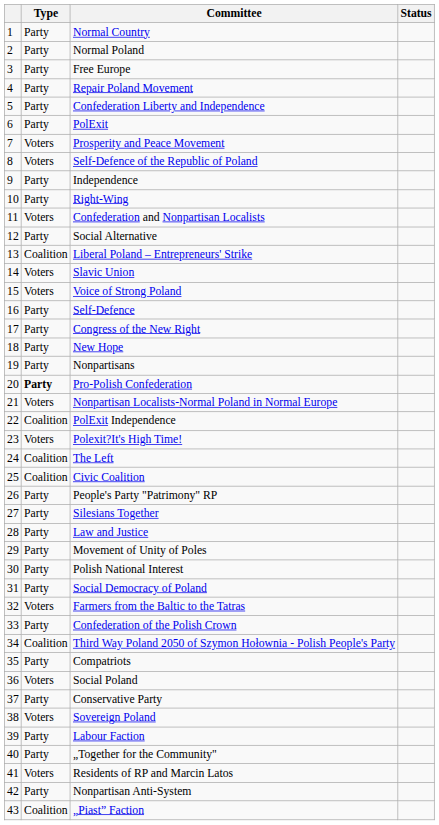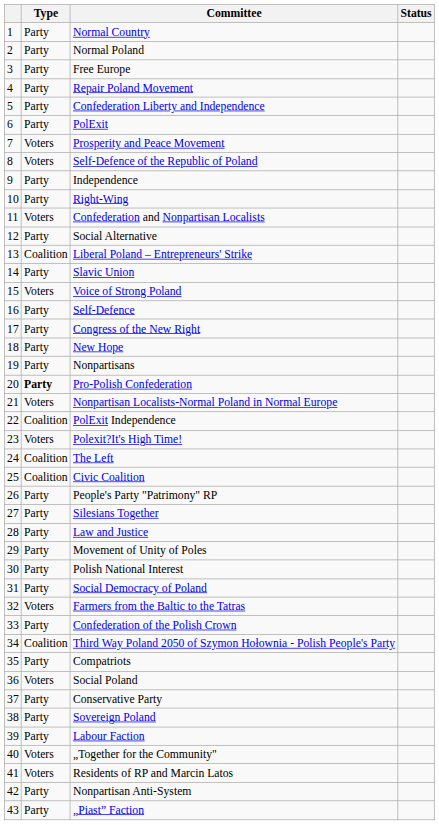(39, 273) Voters -> (36, 273) Party
(39, 717) Voters -> (36, 717) Party
(36, 754) Party -> (39, 754) Voters
(46, 810) Coalition -> (36, 810) Party
